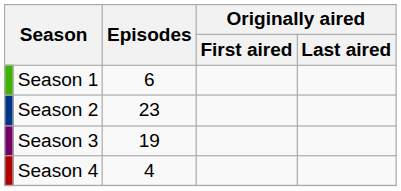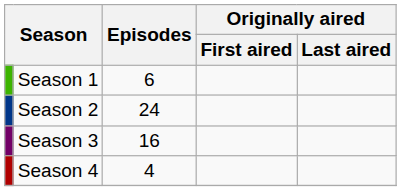(149, 110) 23 -> (149, 110) 24
(149, 140) 19 -> (149, 140) 16
